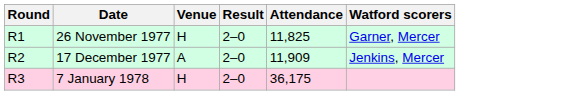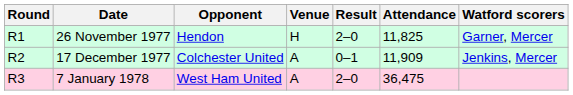+ column: (230, 15)
(234, 57) 2–0 -> (347, 57) 0–1
(182, 79) H -> (294, 79) A
(290, 79) 36,175 -> (403, 79) 36,475
